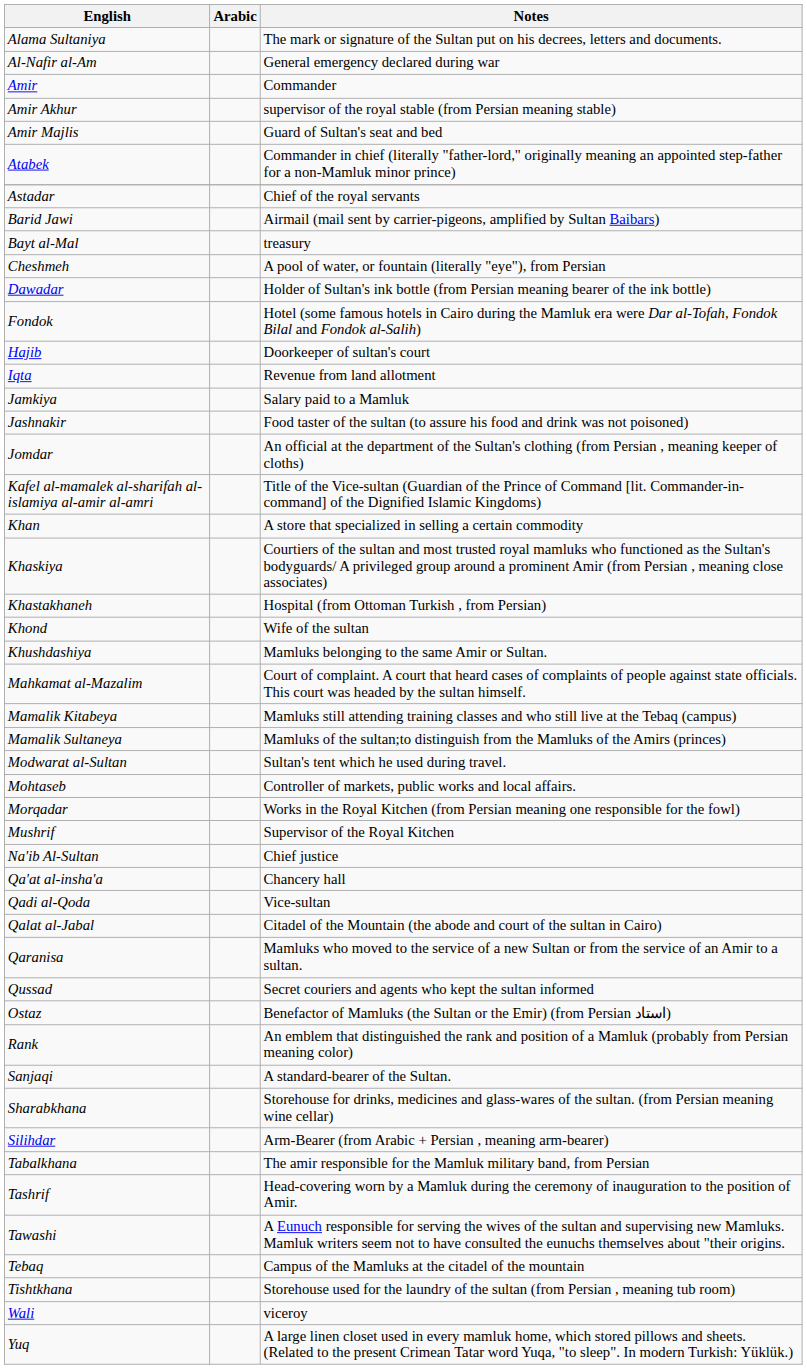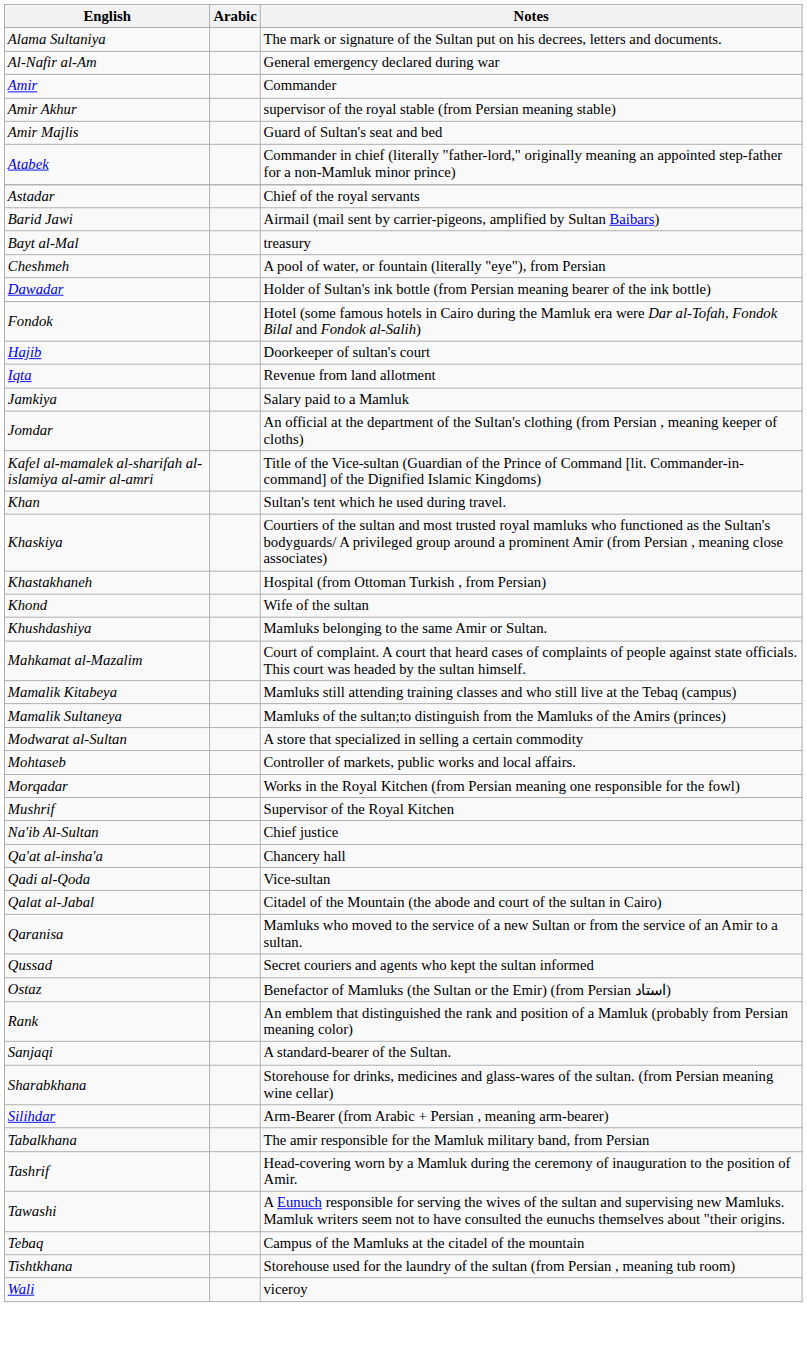- row: (37, 422)
(423, 525) A store that specialized in selling a certain commodity -> (385, 502) Sultan's tent which he used during travel.
(385, 762) Sultan's tent which he used during travel. -> (423, 739) A store that specialized in selling a certain commodity
- row: (19, 1344)
